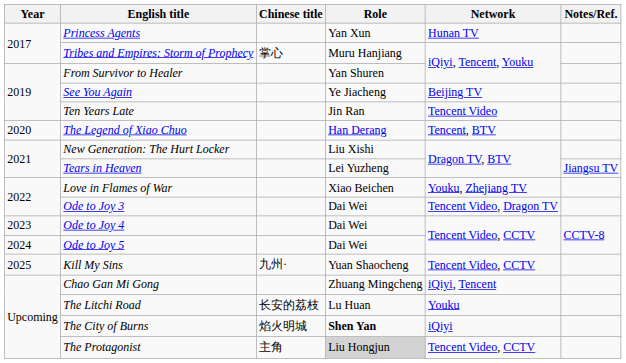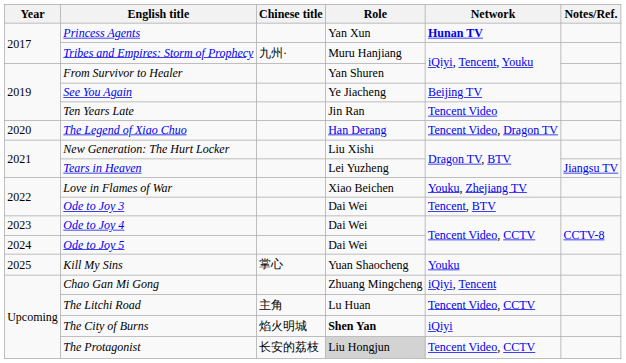(453, 33) normal -> (455, 33) bold
(271, 52) 掌心 -> (273, 52) 九州·
(462, 130) Tencent, BTV -> (493, 130) Tencent Video, Dragon TV
(493, 206) Tencent Video, Dragon TV -> (462, 206) Tencent, BTV
(273, 264) 九州· -> (271, 264) 掌心
(482, 264) Tencent Video, CCTV -> (444, 264) Youku
(289, 304) 长安的荔枝 -> (271, 304) 主角
(444, 305) Youku -> (482, 305) Tencent Video, CCTV
(271, 347) 主角 -> (289, 347) 长安的荔枝
